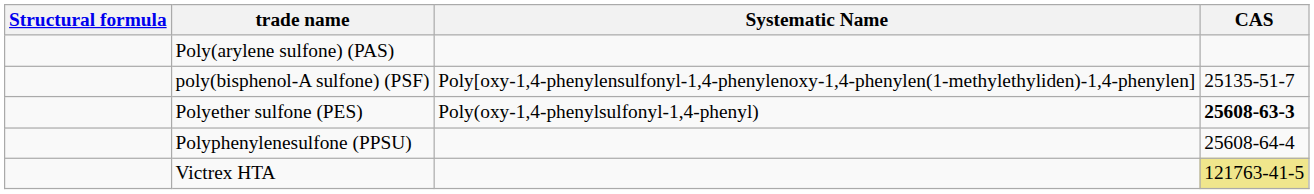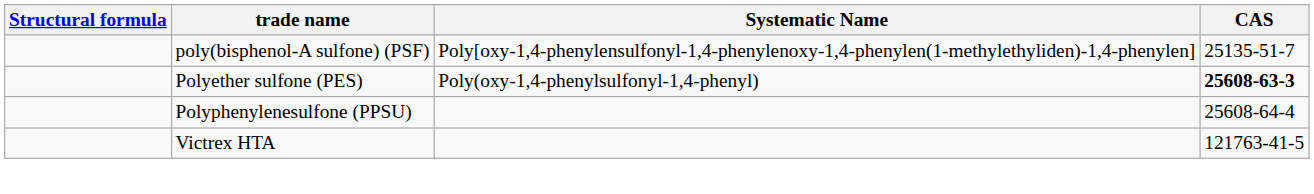- row: (285, 50)
(1254, 173) khaki background -> (1254, 142) no background
